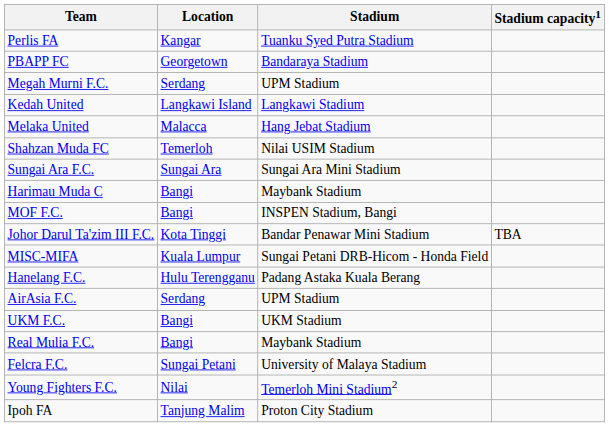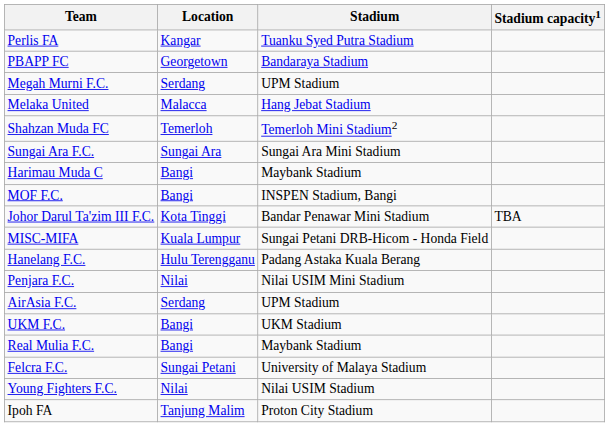- row: (46, 105)
(318, 148) Nilai USIM Stadium -> (329, 128) Temerloh Mini Stadium2
+ row: (41, 281)
(329, 387) Temerloh Mini Stadium2 -> (318, 389) Nilai USIM Stadium
